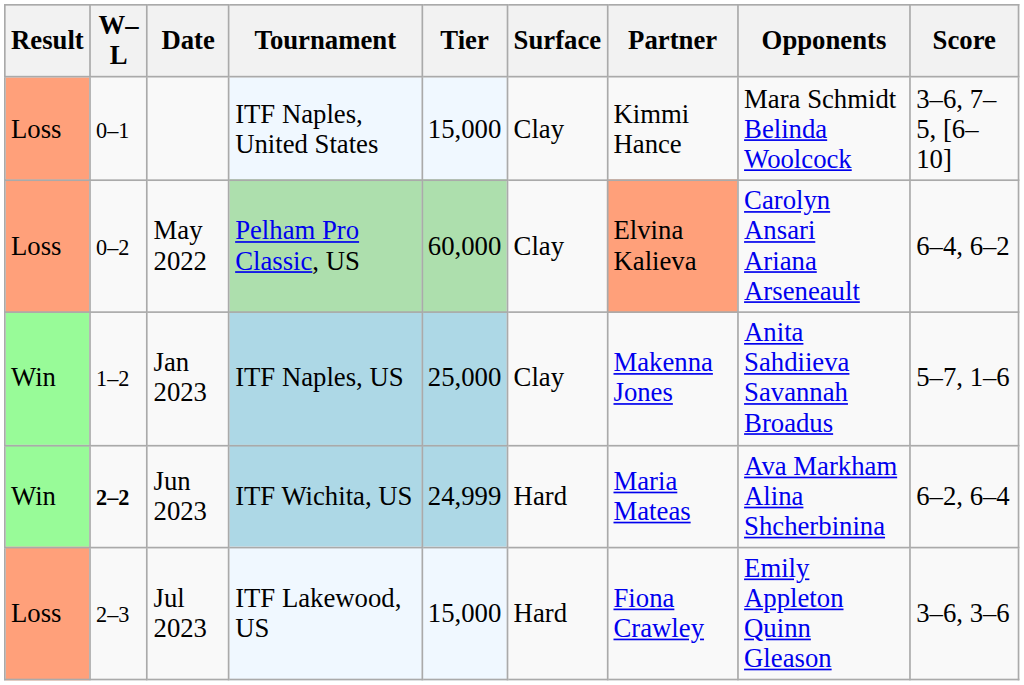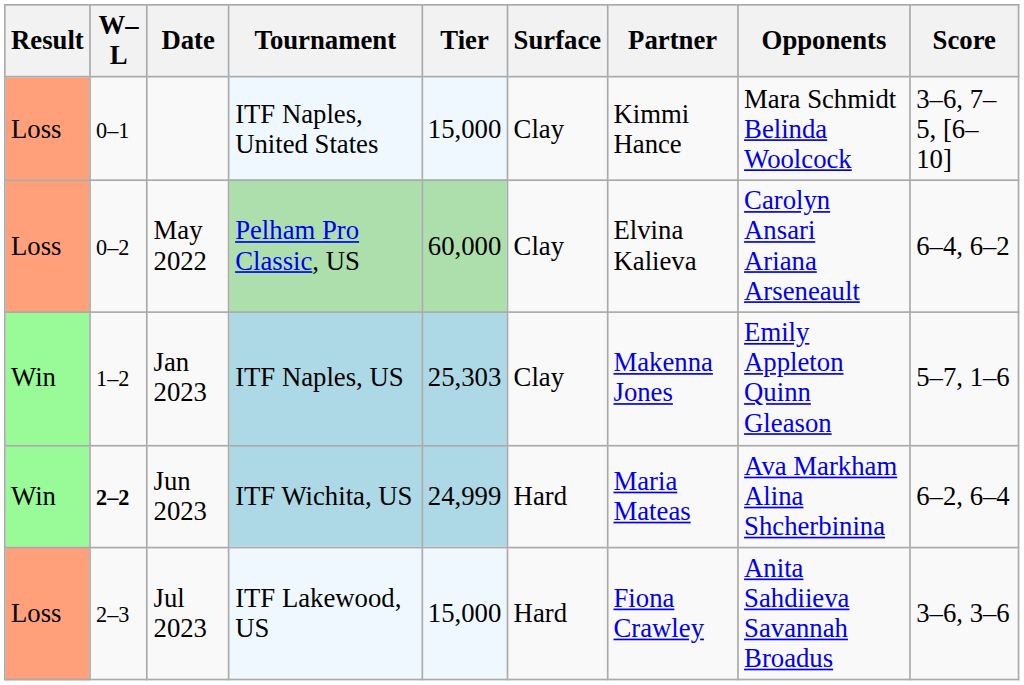(655, 245) lightsalmon background -> (655, 245) no background
(465, 378) 25,000 -> (465, 378) 25,303
(797, 378) Anita Sahdiieva Savannah Broadus -> (794, 378) Emily Appleton Quinn Gleason
(794, 613) Emily Appleton Quinn Gleason -> (797, 613) Anita Sahdiieva Savannah Broadus
